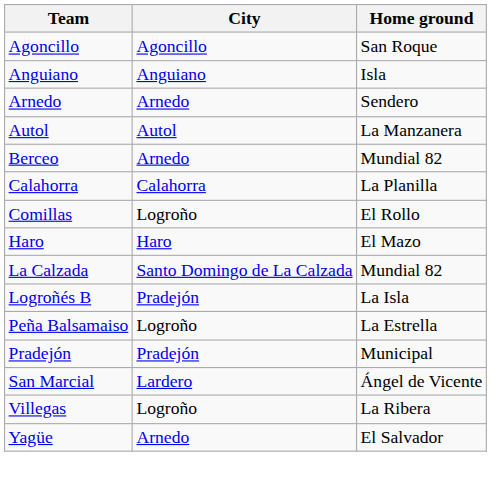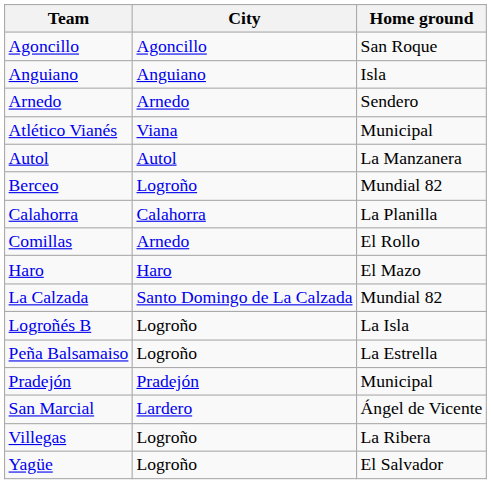+ row: (63, 130)
(163, 158) Arnedo -> (167, 185) Logroño
(167, 213) Logroño -> (163, 241) Arnedo
(168, 297) Pradejón -> (167, 325) Logroño
(163, 437) Arnedo -> (167, 465) Logroño
